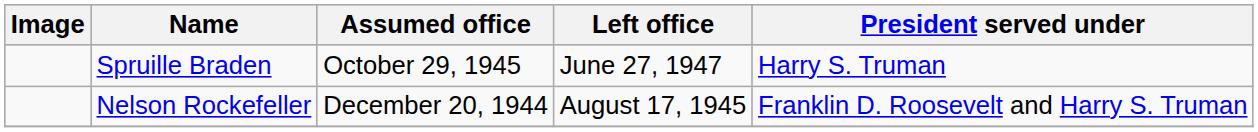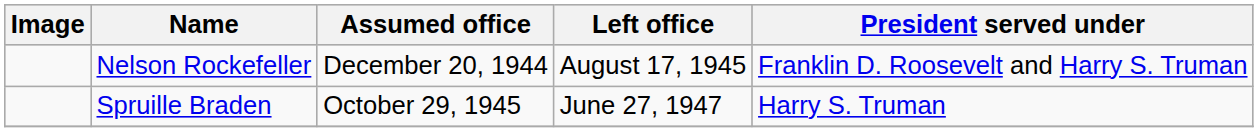rows swapped: (204, 106) <-> (184, 65)
